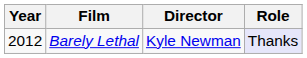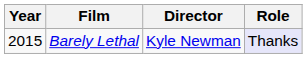(25, 41) 2012 -> (25, 41) 2015
